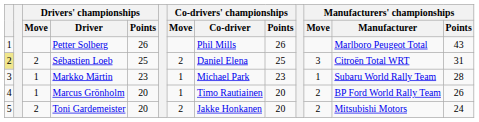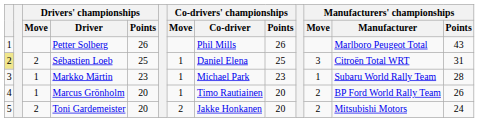(181, 60) 2 -> (181, 60) 1
